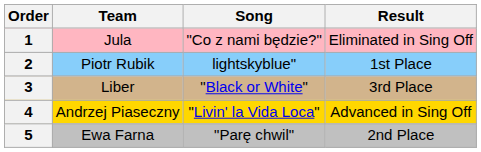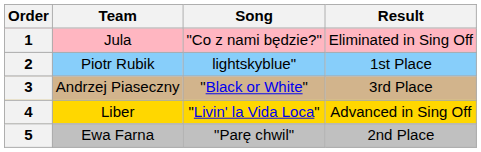(118, 87) Liber -> (118, 87) Andrzej Piaseczny
(118, 111) Andrzej Piaseczny -> (118, 111) Liber
